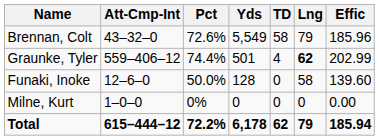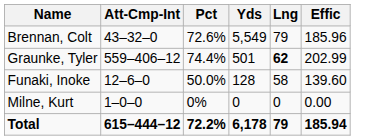- column: (282, 15)
